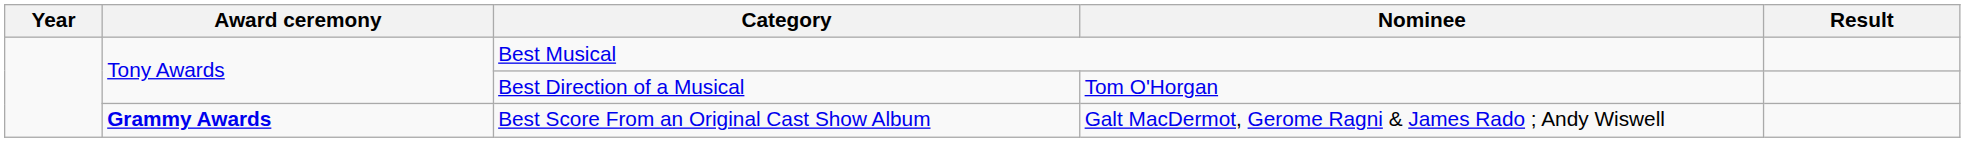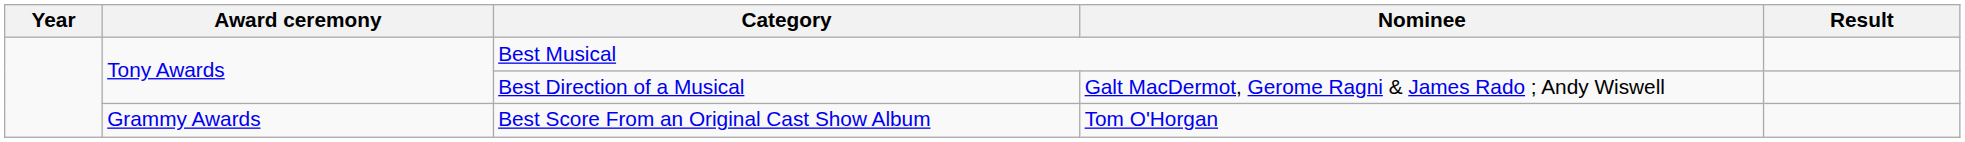(1151, 86) Tom O'Horgan -> (1375, 86) Galt MacDermot, Gerome Ragni & James Rado ; Andy Wiswell
(189, 119) bold -> (184, 119) normal
(1375, 119) Galt MacDermot, Gerome Ragni & James Rado ; Andy Wiswell -> (1151, 119) Tom O'Horgan
